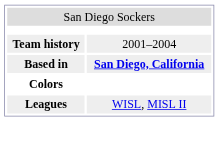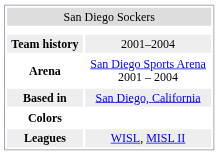+ row: (45, 70)
(149, 64) bold -> (148, 97) normal
